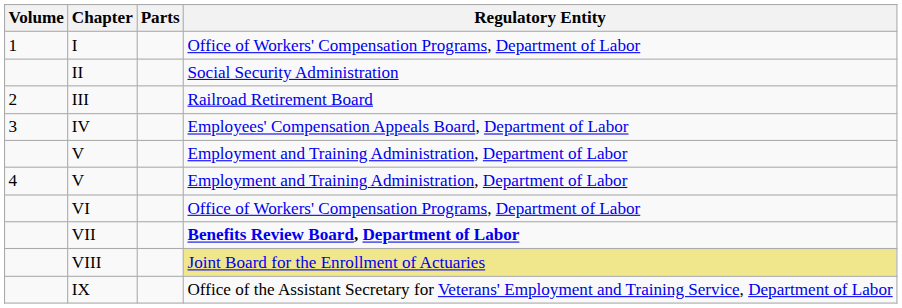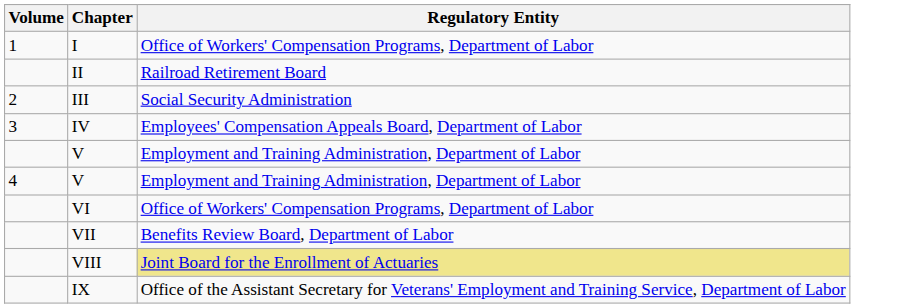- column: (160, 18)
(293, 72) Social Security Administration -> (233, 72) Railroad Retirement Board
(280, 99) Railroad Retirement Board -> (246, 99) Social Security Administration
(353, 235) bold -> (297, 235) normal
